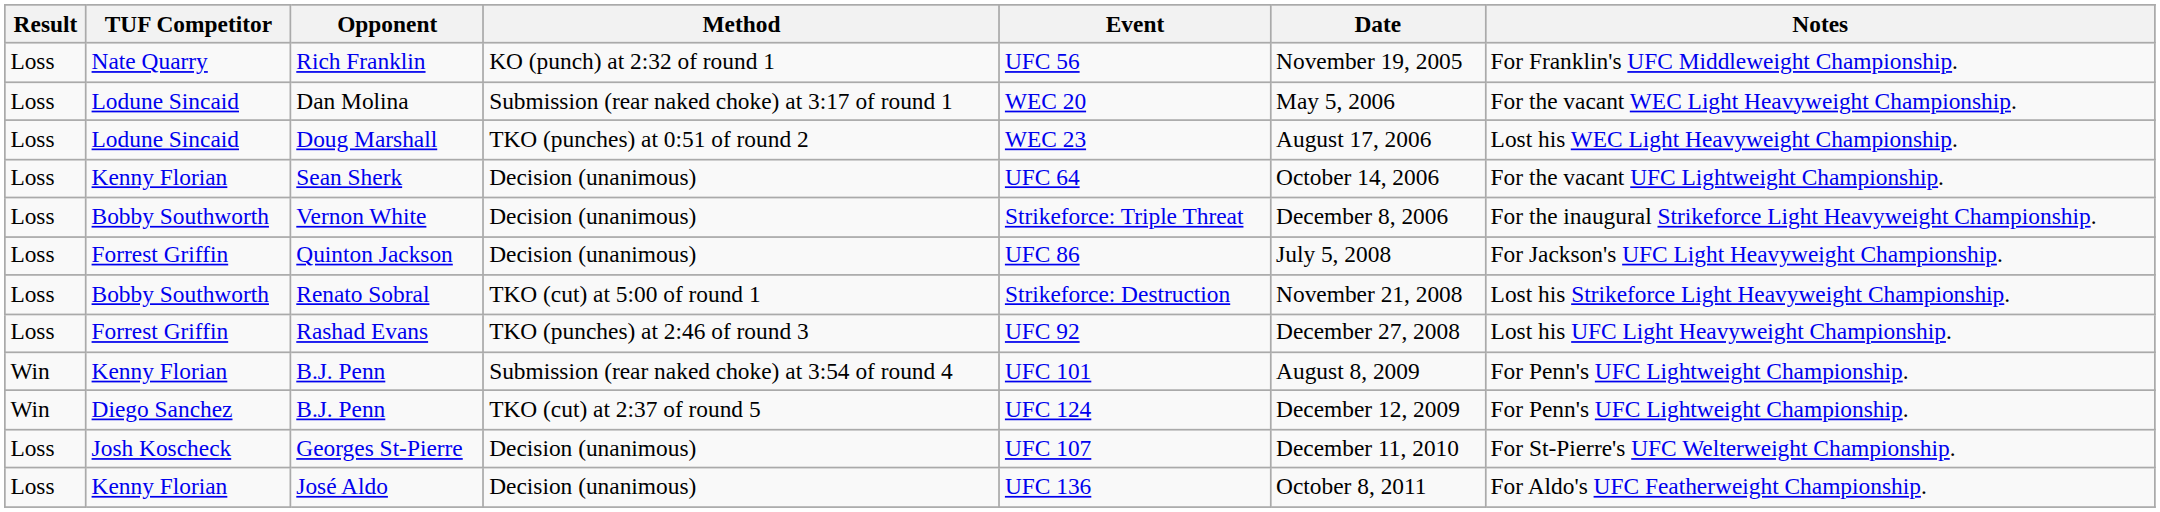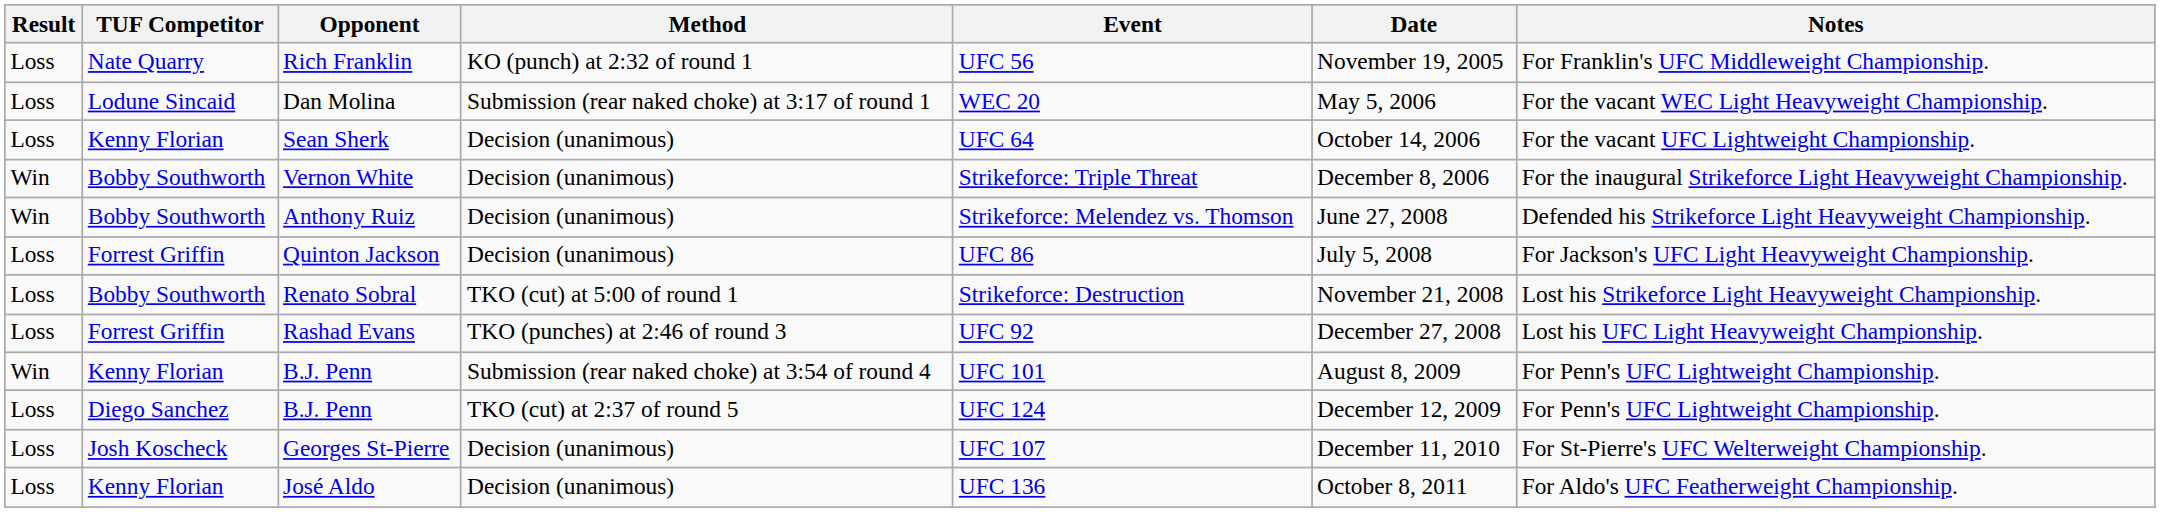- row: (367, 139)
(32, 216) Loss -> (30, 177) Win
+ row: (349, 216)
(30, 409) Win -> (32, 409) Loss
